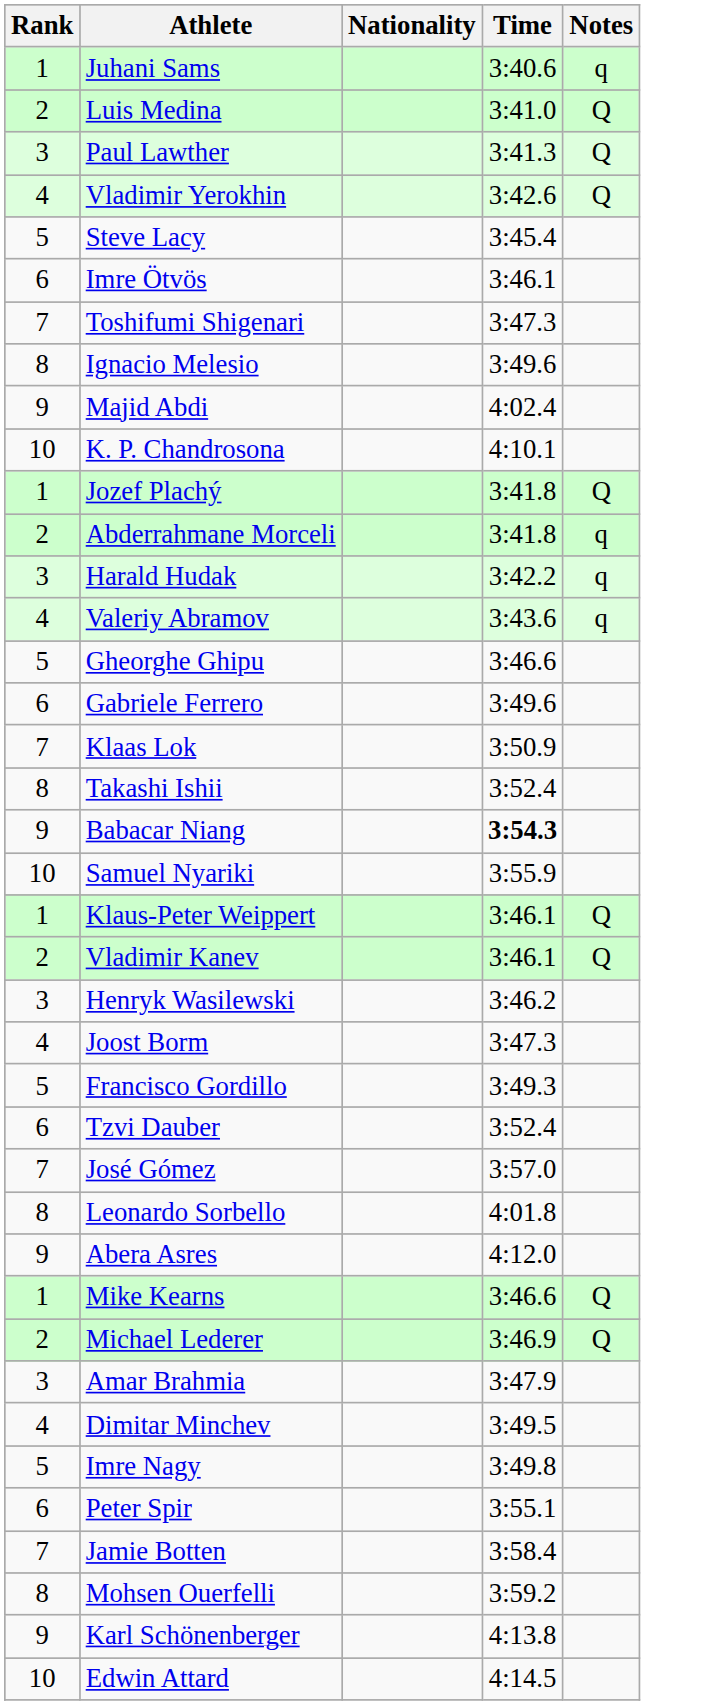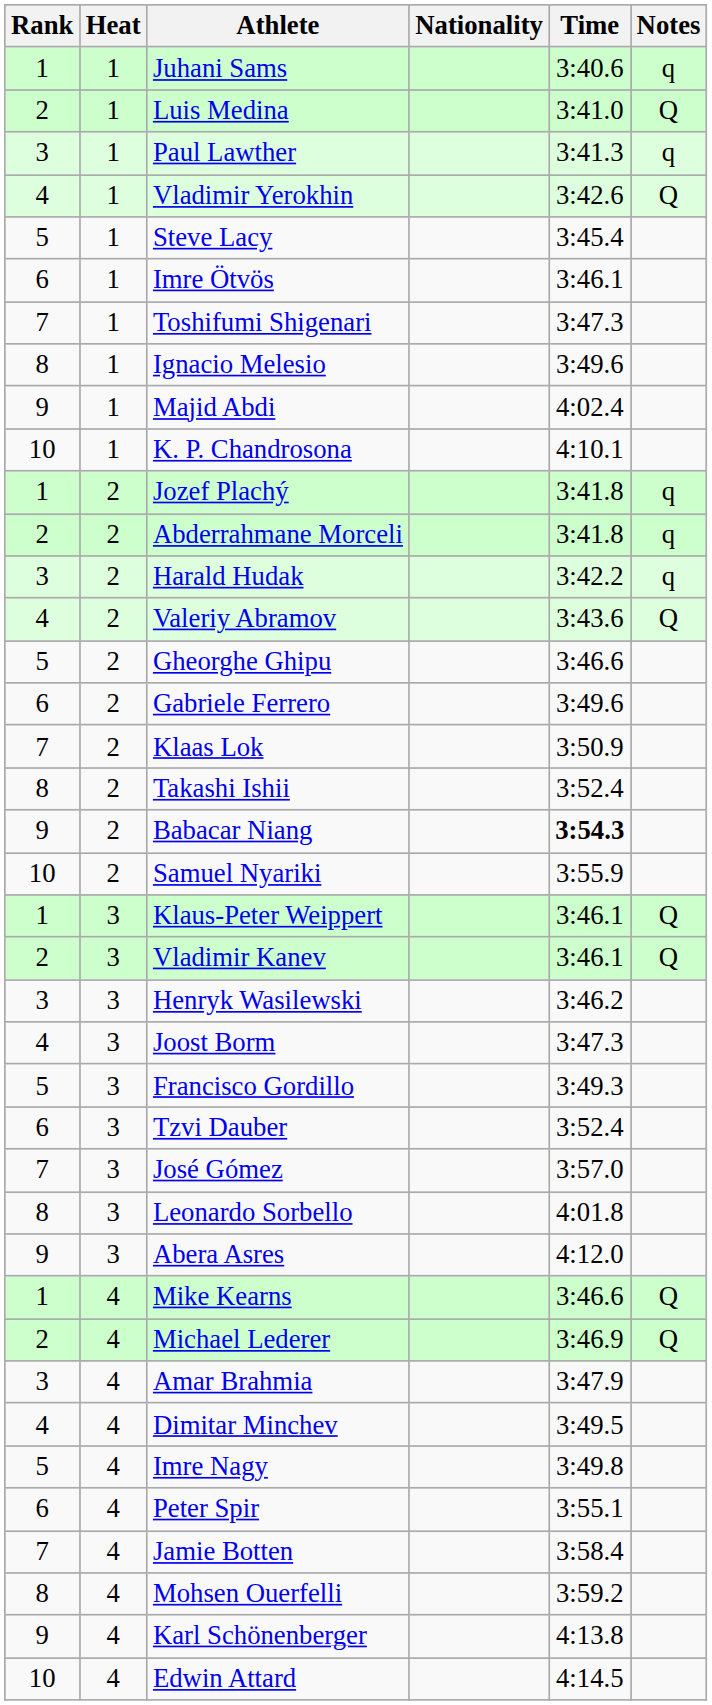+ column: (113, 25)
(601, 152) Q -> (669, 152) q
(601, 491) Q -> (669, 491) q
(601, 618) q -> (669, 618) Q
